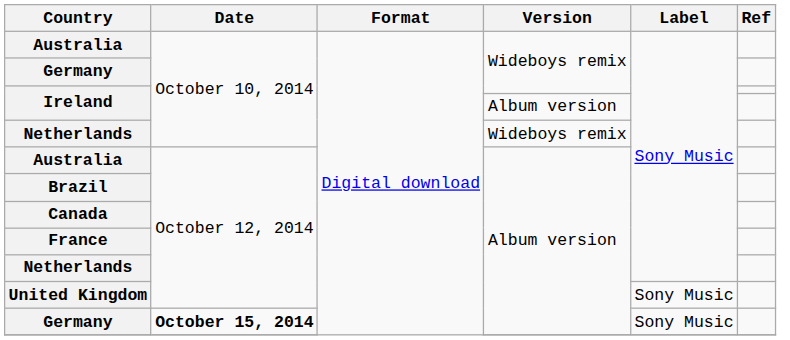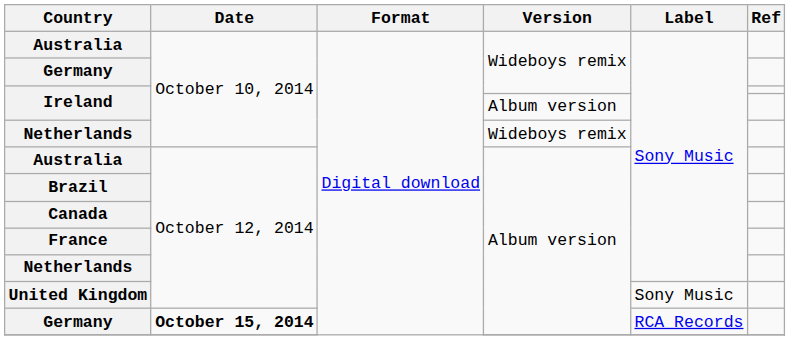(684, 322) Sony Music -> (689, 322) RCA Records
